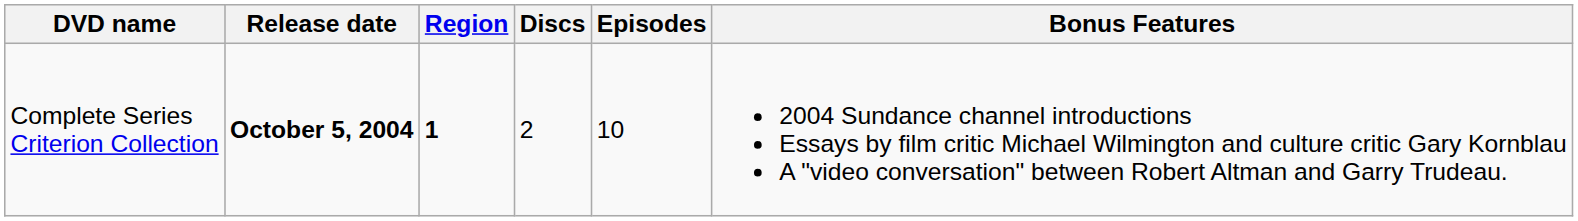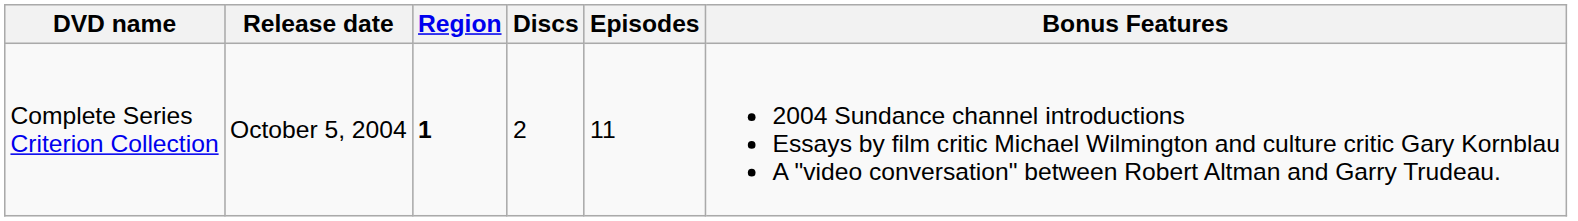(322, 129) bold -> (318, 129) normal
(611, 129) 10 -> (603, 129) 11
